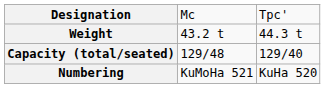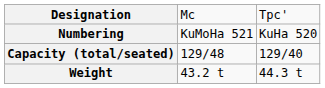rows swapped: (91, 73) <-> (91, 34)
